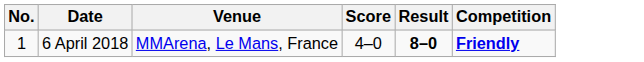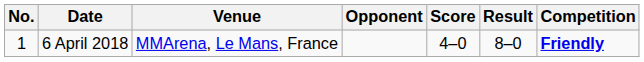+ column: (384, 17)
(423, 43) bold -> (508, 43) normal
